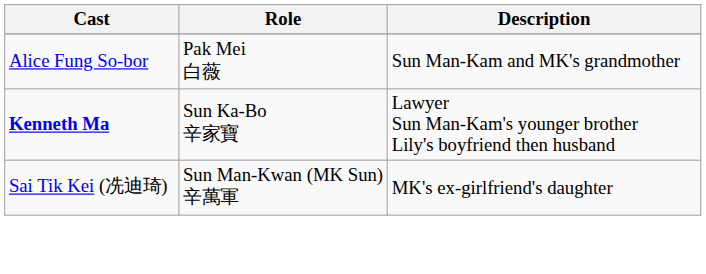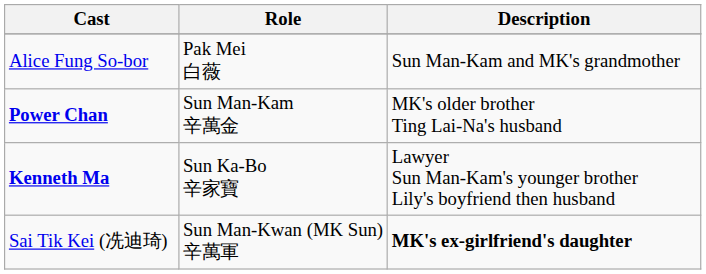+ row: (58, 115)
(502, 187) normal -> (512, 241) bold
